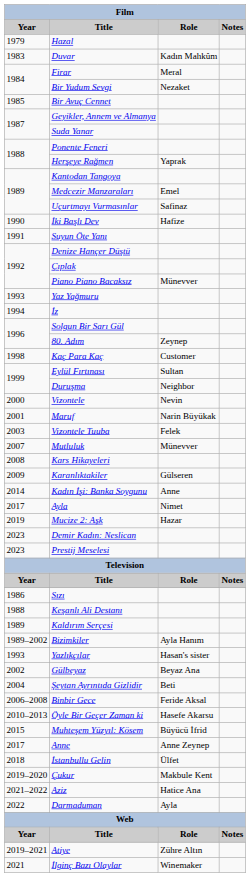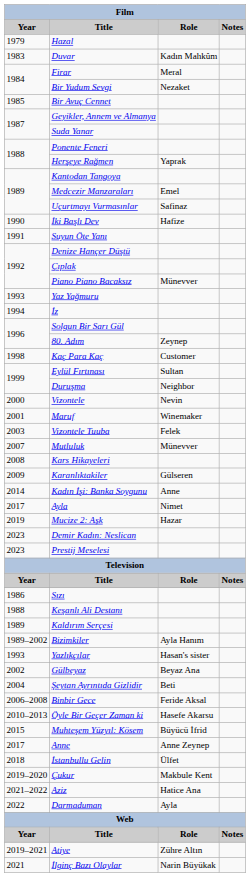(188, 416) Narin Büyükak -> (181, 416) Winemaker
(181, 865) Winemaker -> (188, 865) Narin Büyükak
